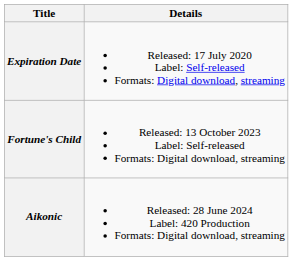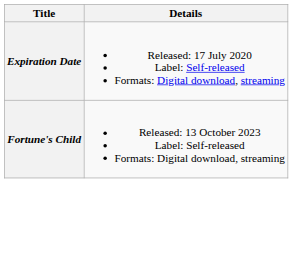- row: (44, 217)
